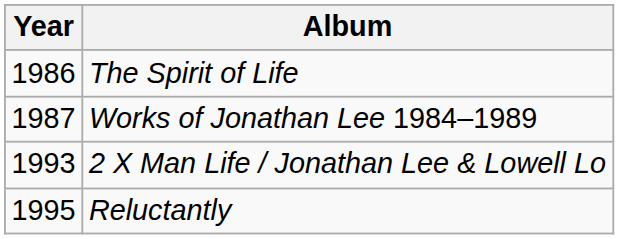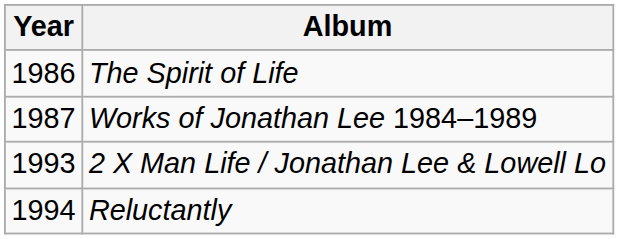(44, 210) 1995 -> (44, 210) 1994
